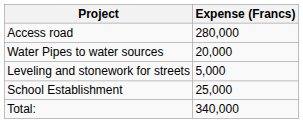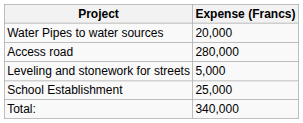rows swapped: (85, 52) <-> (40, 33)
